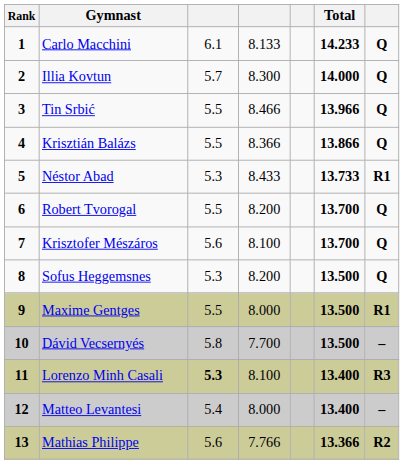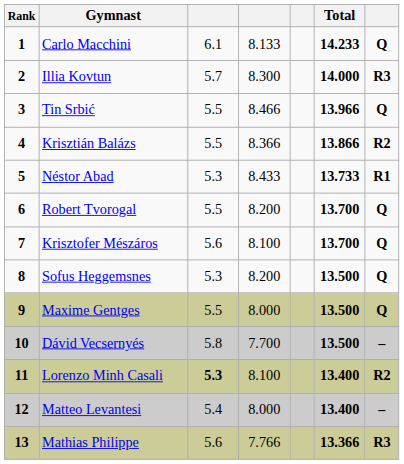(382, 76) Q -> (382, 76) R3
(382, 143) Q -> (382, 143) R2
(382, 309) R1 -> (382, 309) Q
(382, 376) R3 -> (382, 376) R2
(382, 442) R2 -> (382, 442) R3
